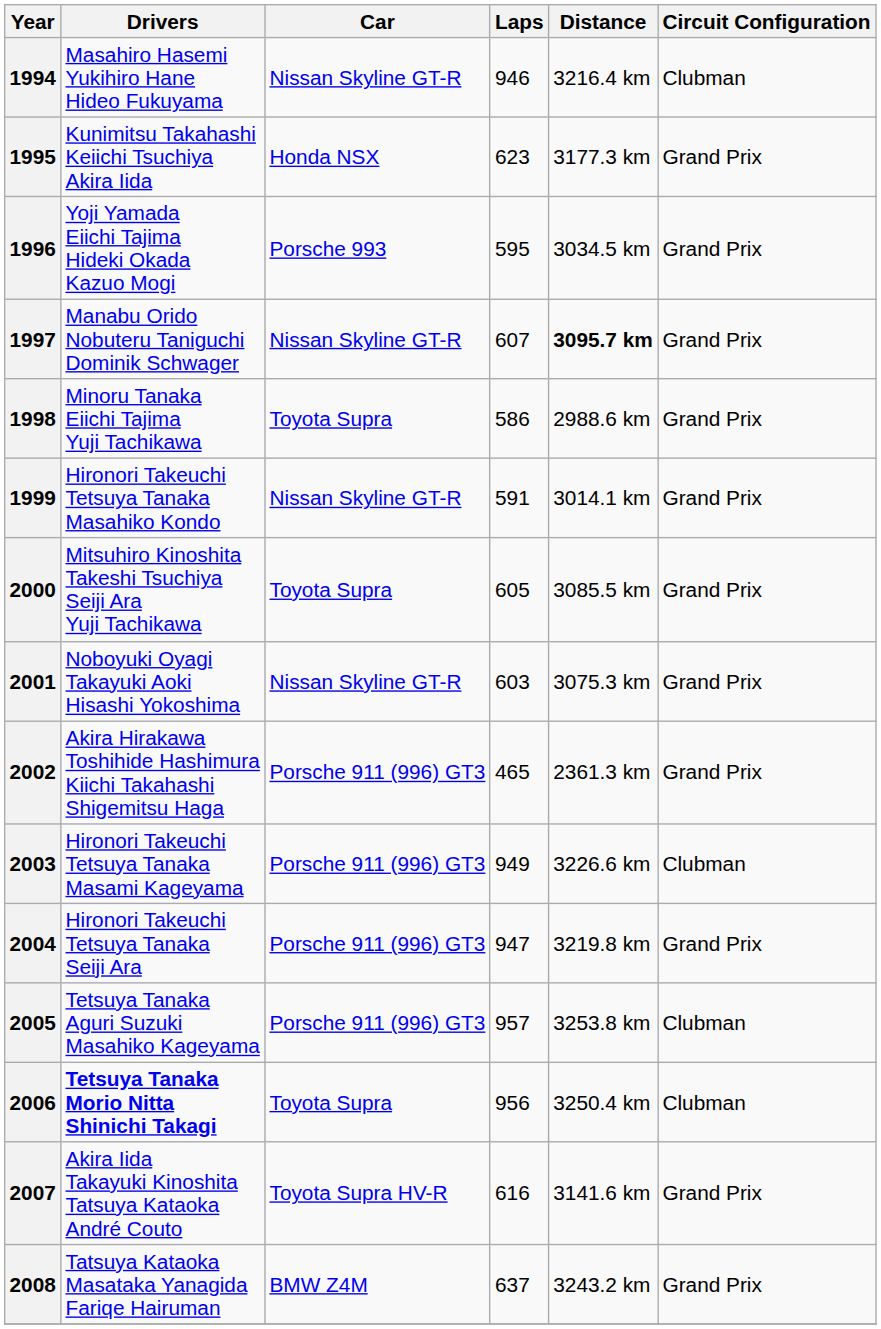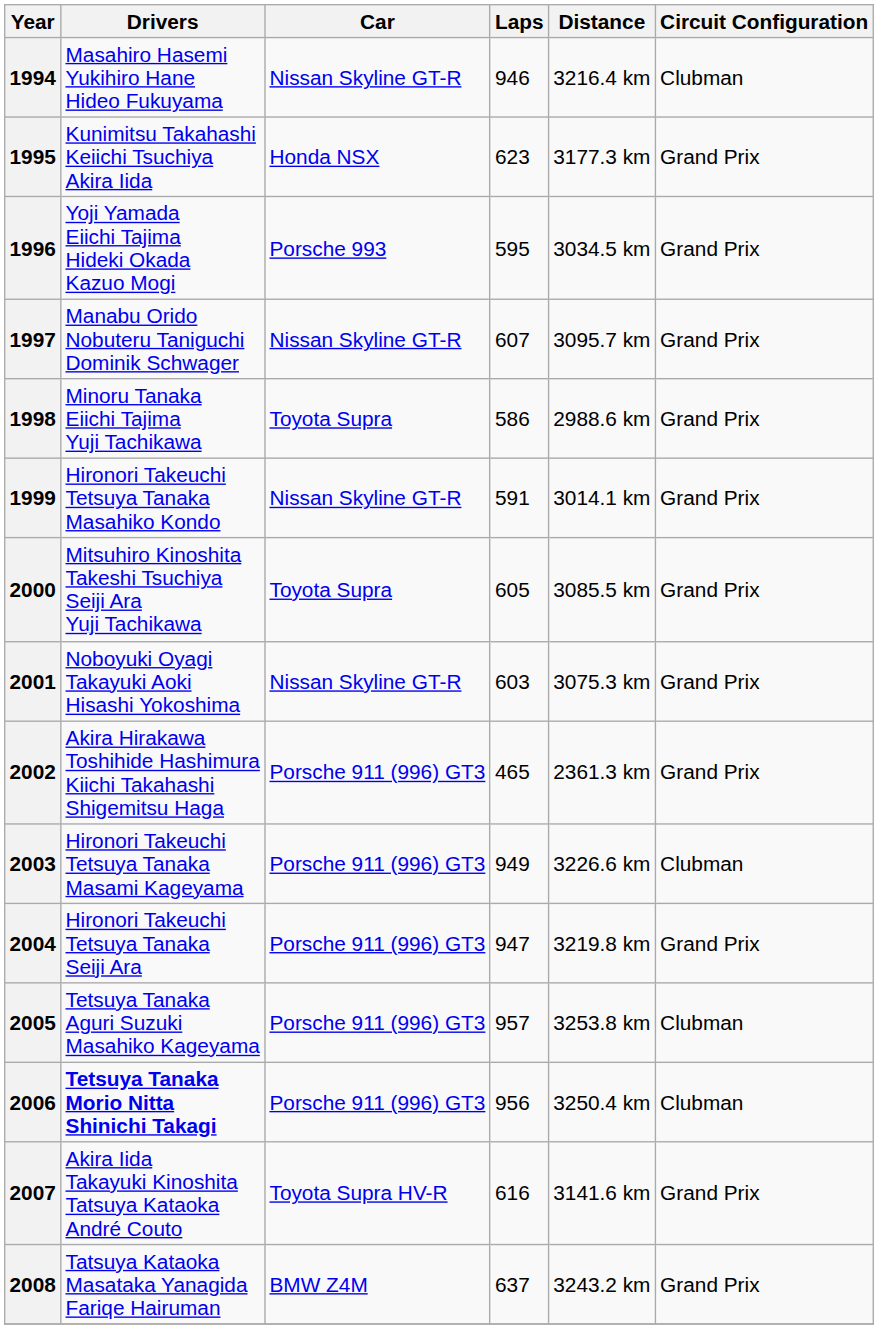(603, 340) bold -> (602, 340) normal
(331, 1102) Toyota Supra -> (377, 1102) Porsche 911 (996) GT3
